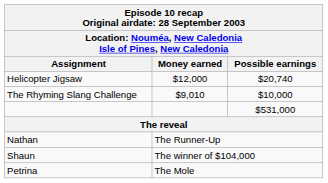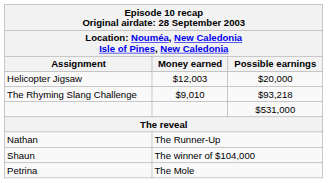(190, 79) $12,000 -> (190, 79) $12,003
(275, 79) $20,740 -> (275, 79) $20,000
(275, 94) $10,000 -> (275, 94) $93,218
